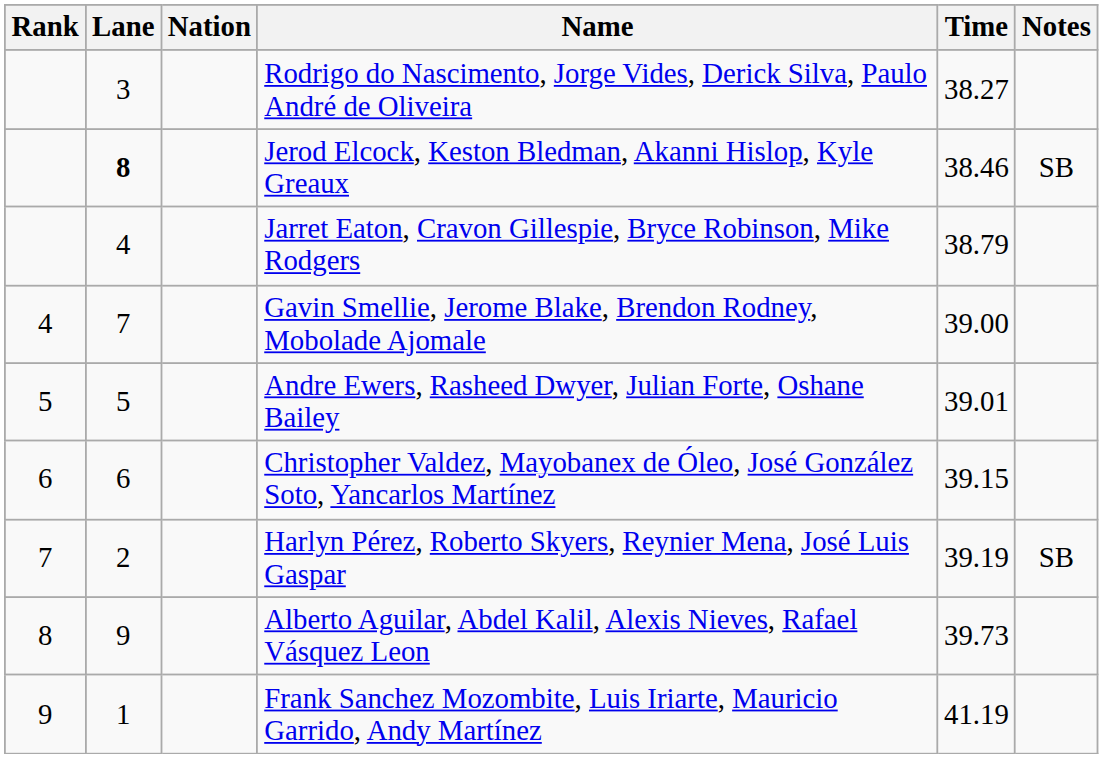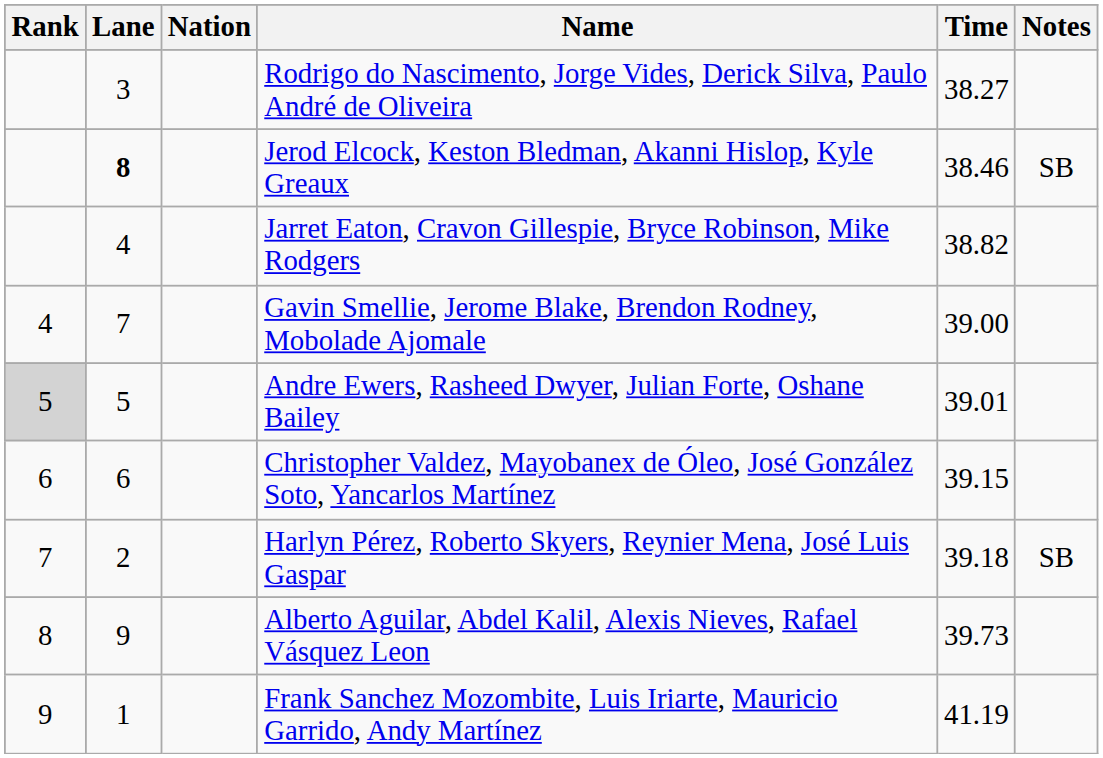(976, 245) 38.79 -> (976, 245) 38.82
(45, 401) no background -> (45, 401) lightgrey background
(976, 557) 39.19 -> (976, 557) 39.18
